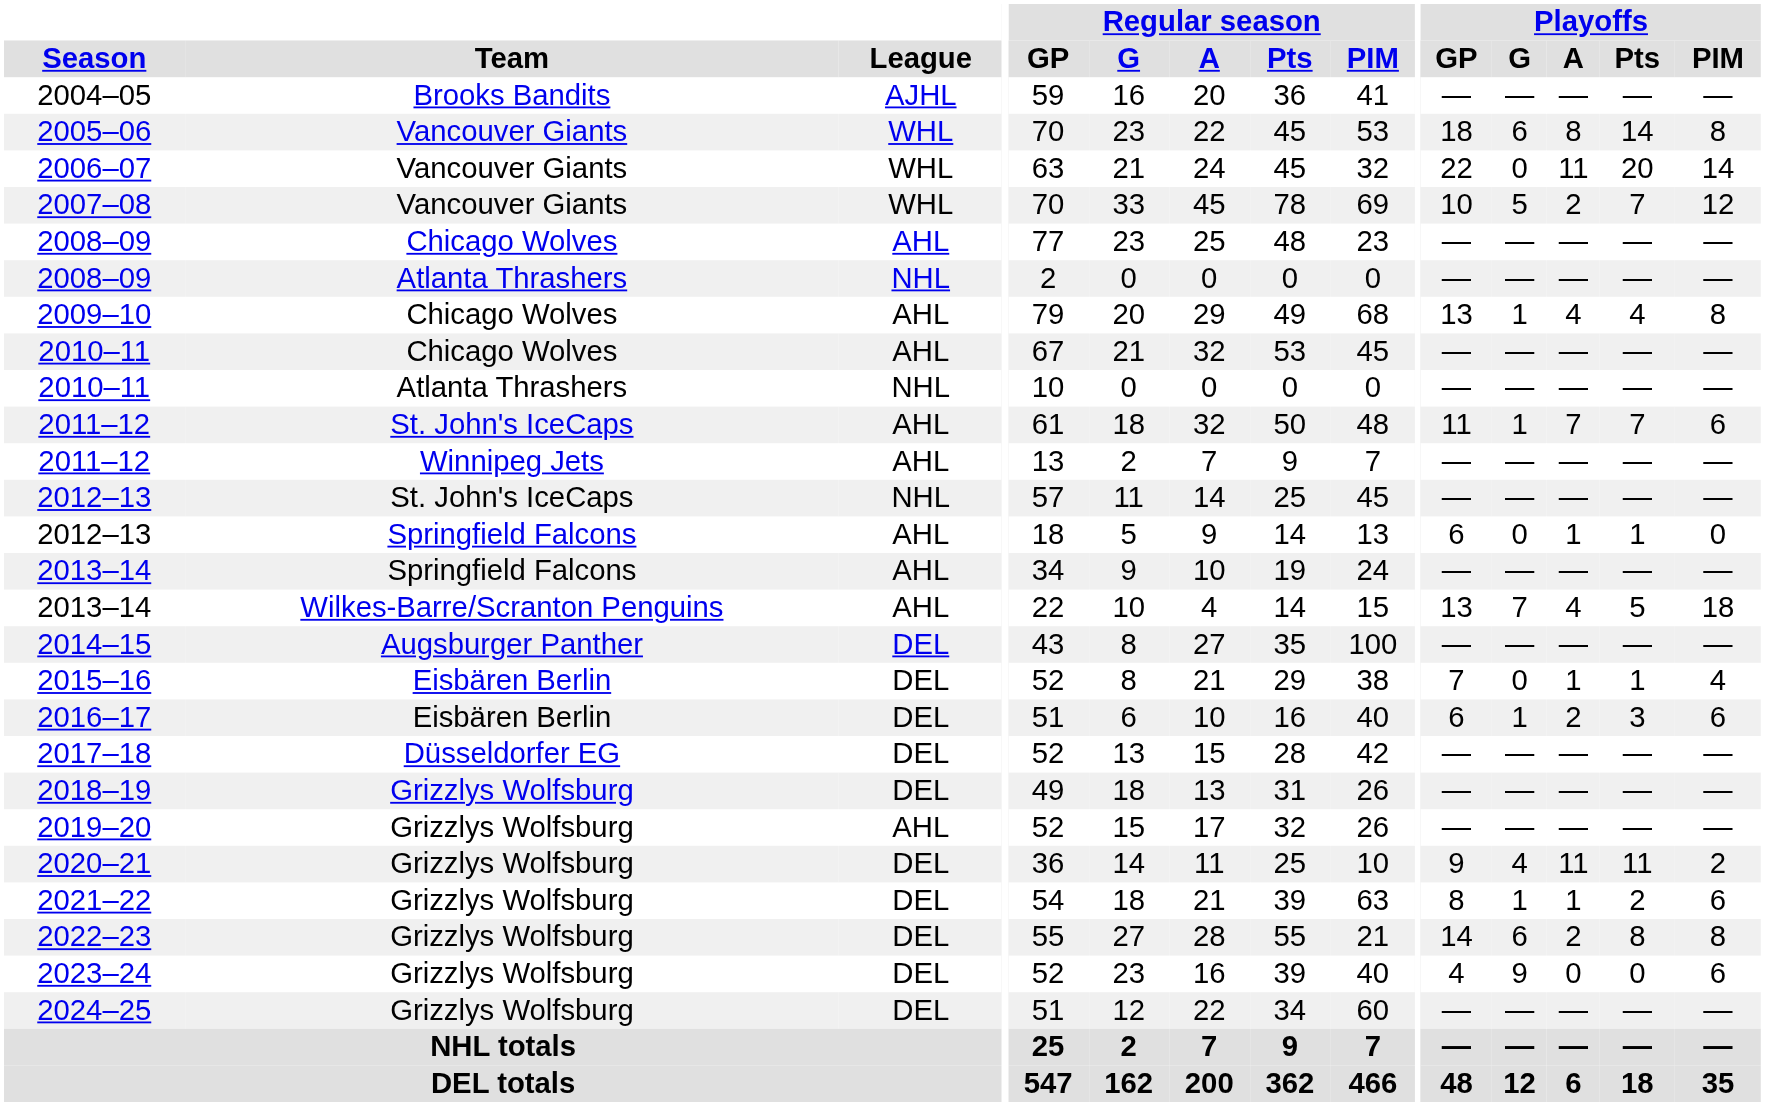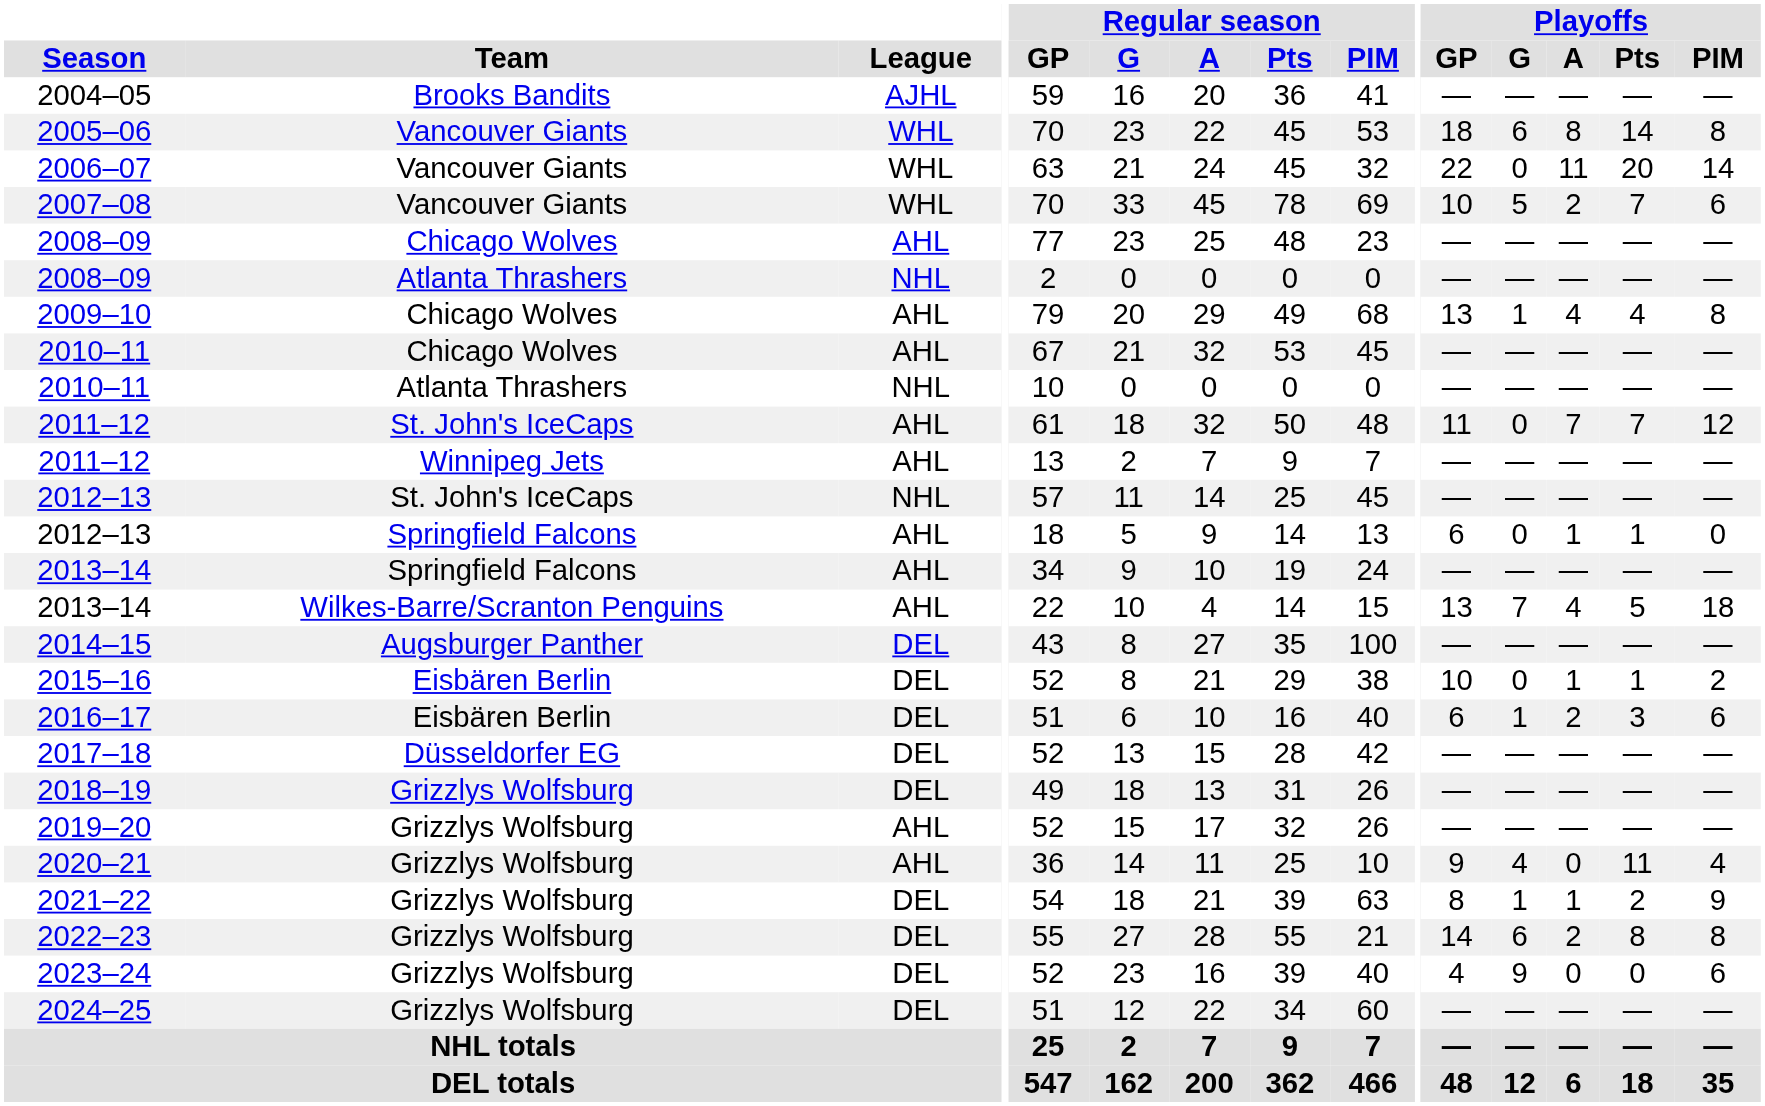(1718, 204) 12 -> (1718, 204) 6
(1520, 424) 1 -> (1520, 424) 0
(1718, 424) 6 -> (1718, 424) 12
(1456, 680) 7 -> (1456, 680) 10
(1718, 680) 4 -> (1718, 680) 2
(921, 863) DEL -> (921, 863) AHL
(1573, 863) 11 -> (1573, 863) 0
(1718, 863) 2 -> (1718, 863) 4
(1718, 900) 6 -> (1718, 900) 9
